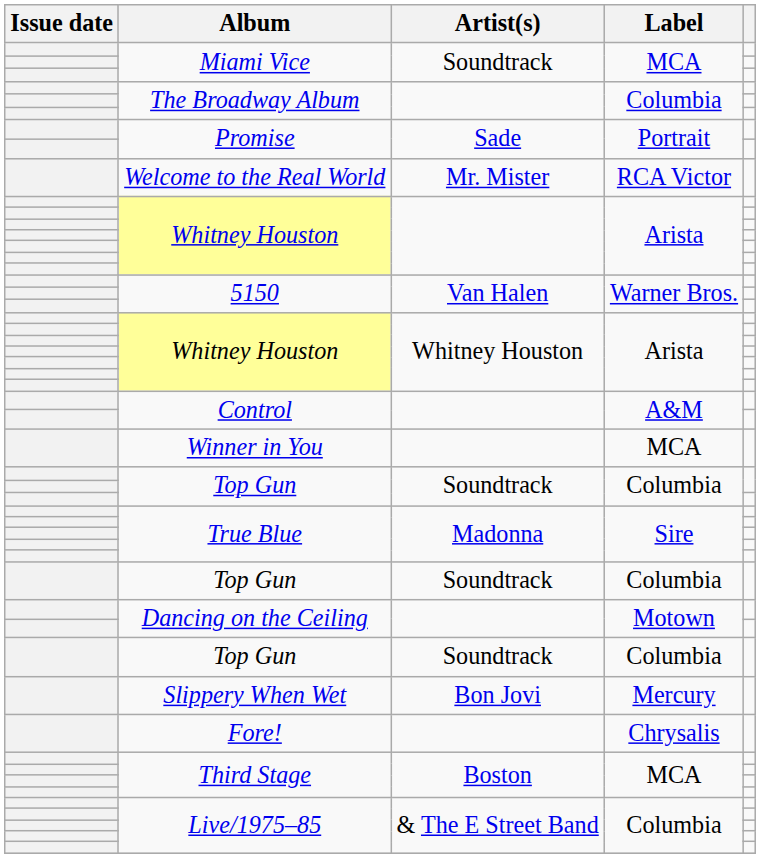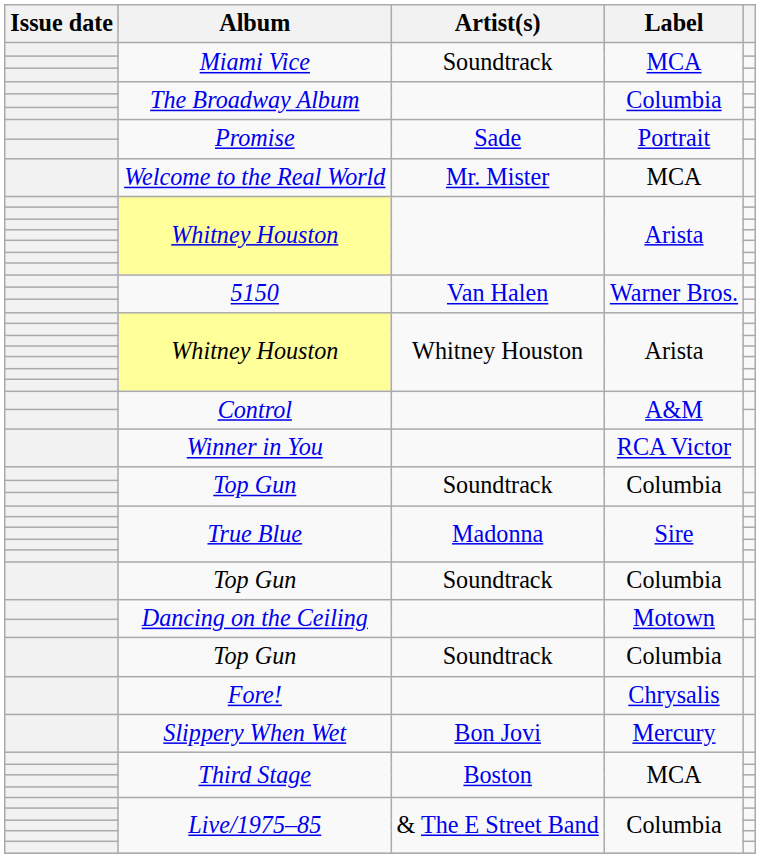(674, 176) RCA Victor -> (674, 176) MCA
(674, 447) MCA -> (674, 447) RCA Victor
rows swapped: (255, 733) <-> (255, 695)
